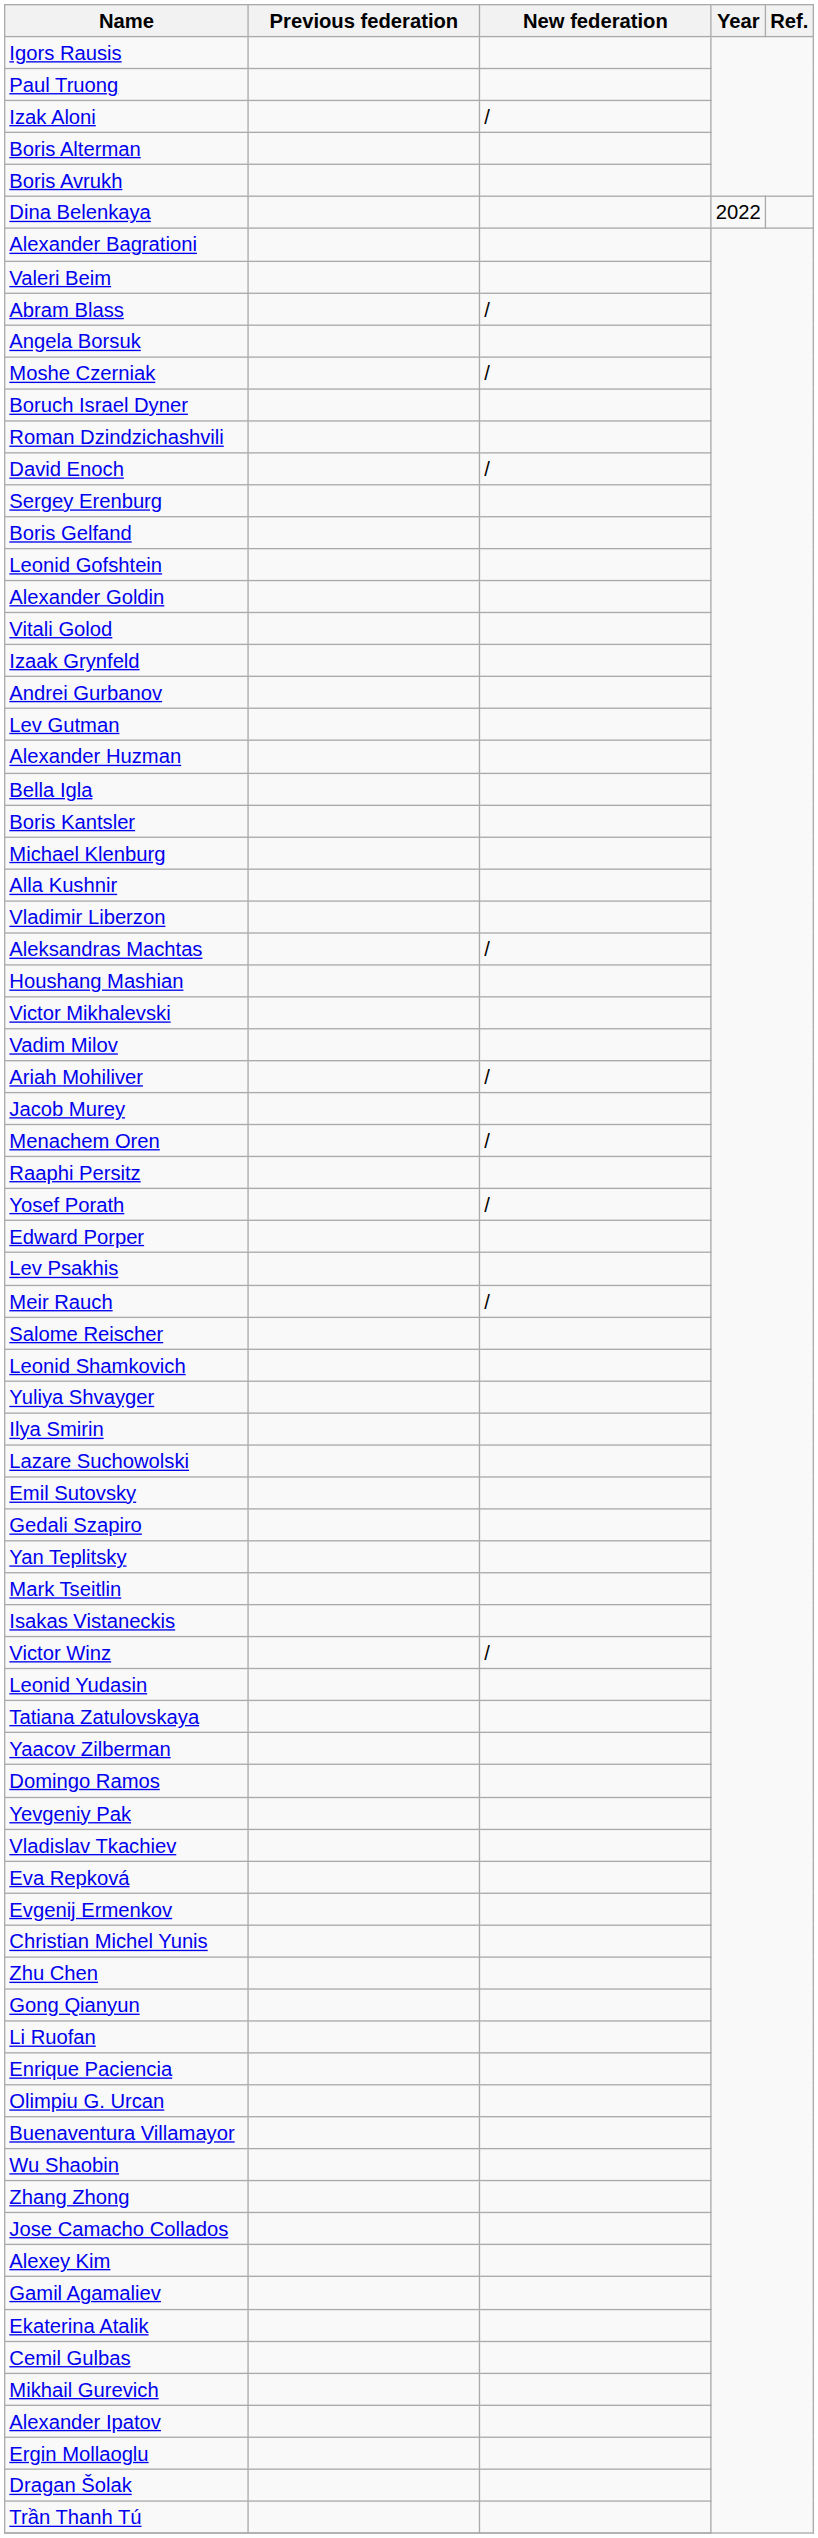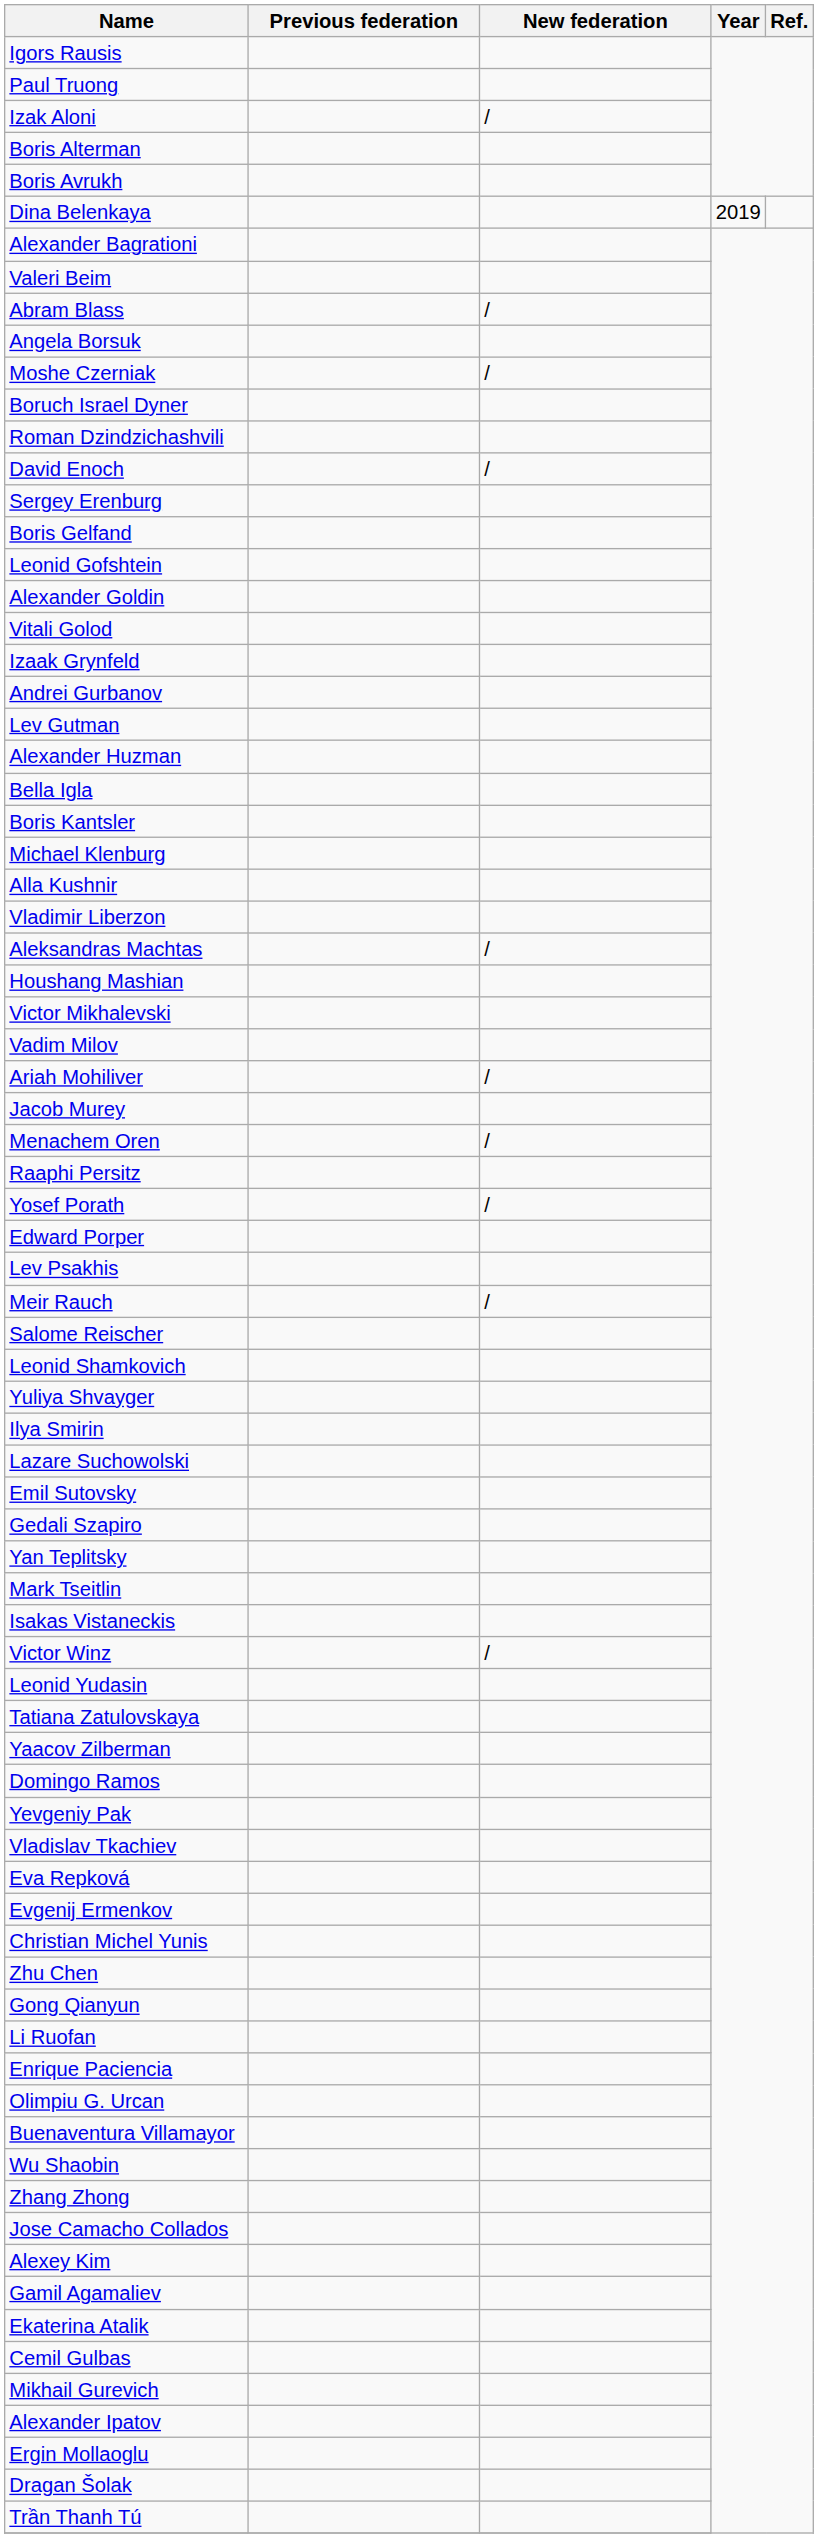(738, 213) 2022 -> (738, 213) 2019
